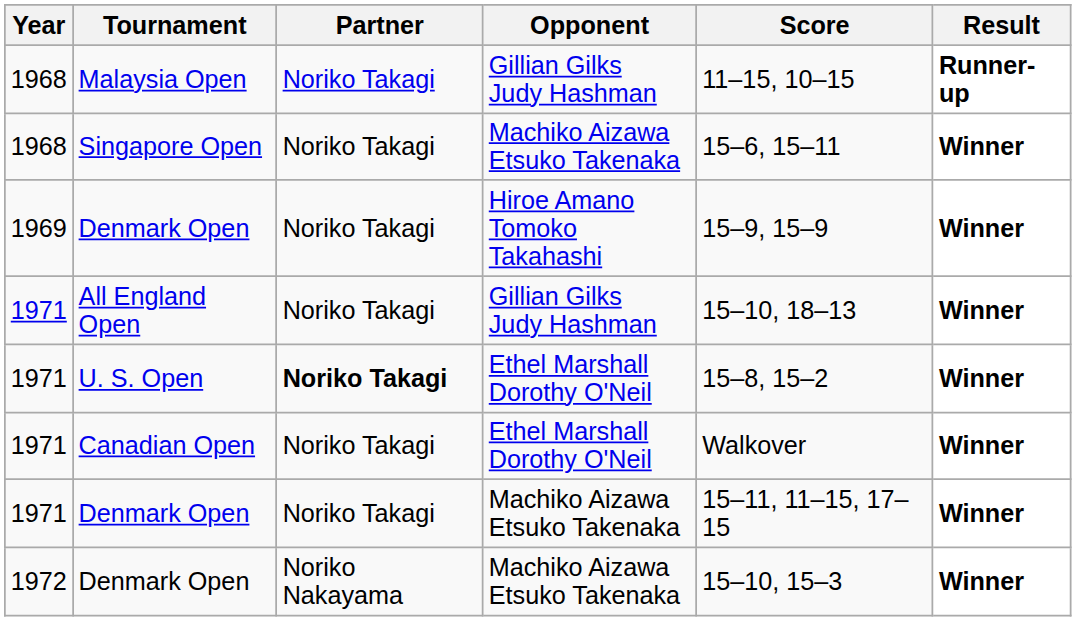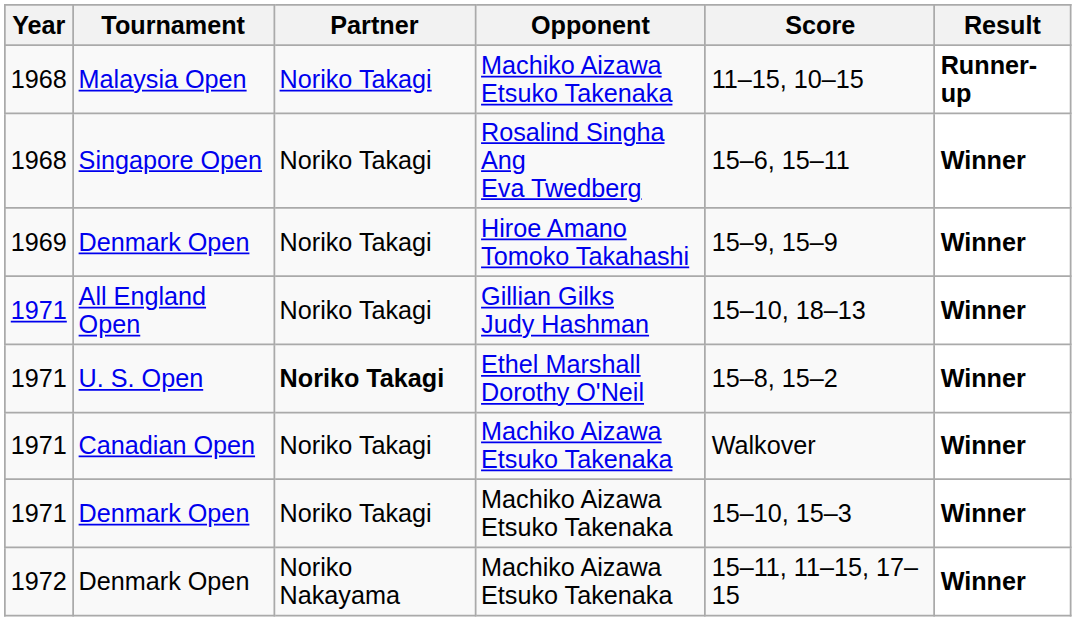(573, 79) Gillian Gilks Judy Hashman -> (577, 79) Machiko Aizawa Etsuko Takenaka
(584, 147) Machiko Aizawa Etsuko Takenaka -> (573, 161) Rosalind Singha Ang Eva Twedberg
(570, 446) Ethel Marshall Dorothy O'Neil -> (577, 446) Machiko Aizawa Etsuko Takenaka
(805, 514) 15–11, 11–15, 17–15 -> (782, 514) 15–10, 15–3
(772, 582) 15–10, 15–3 -> (815, 582) 15–11, 11–15, 17–15
